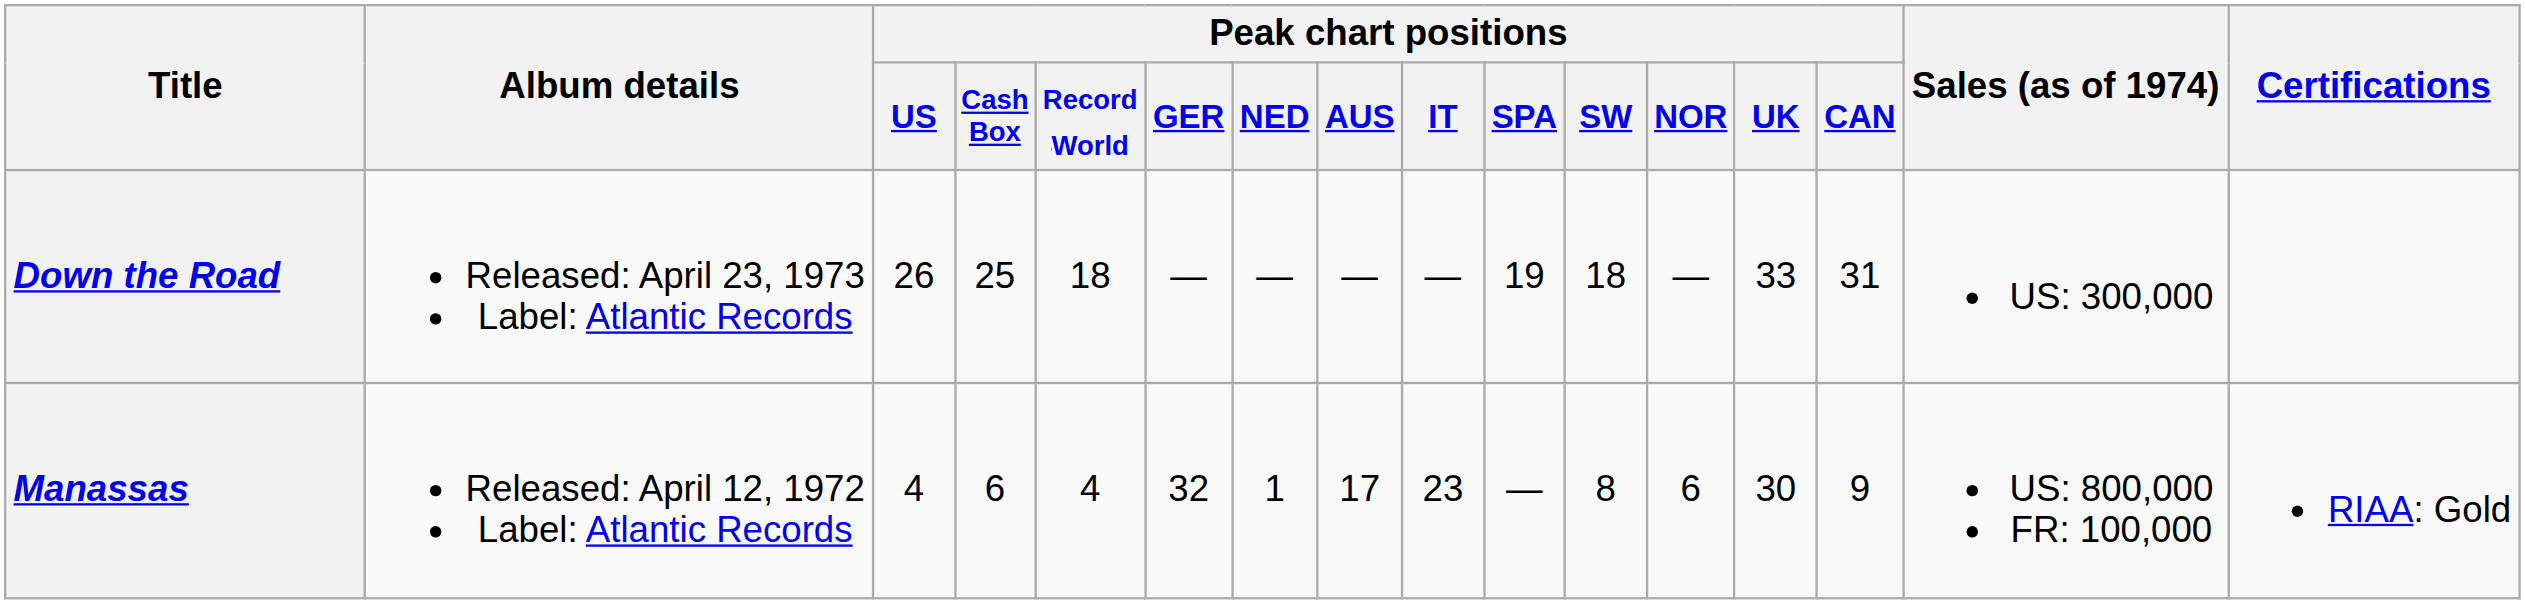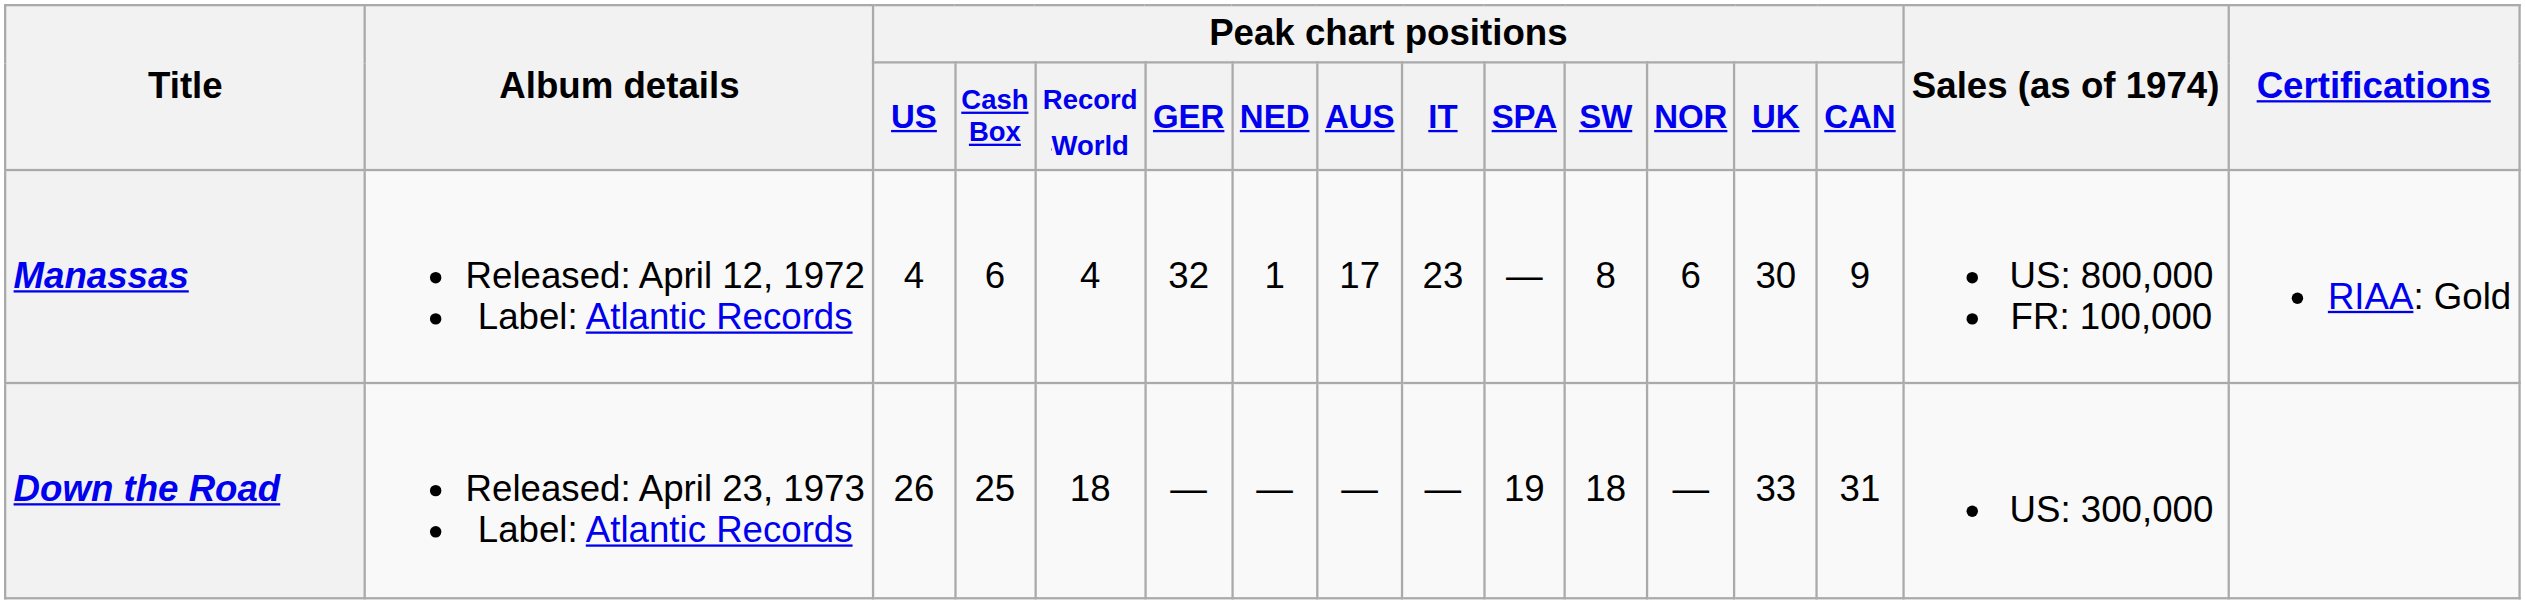rows swapped: (101, 489) <-> (147, 276)
